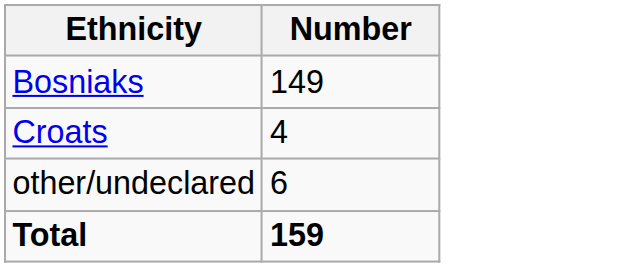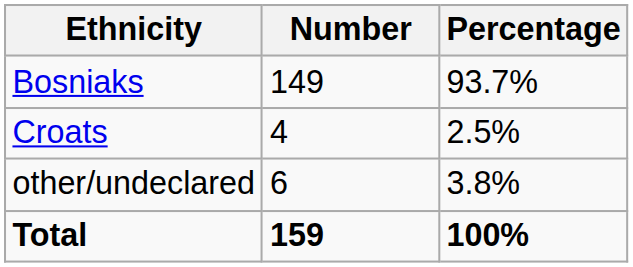+ column: (534, 30)
